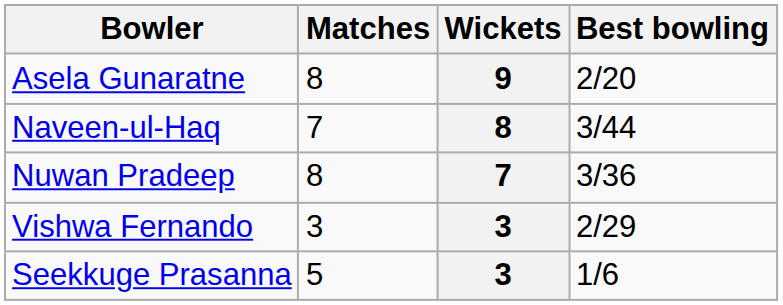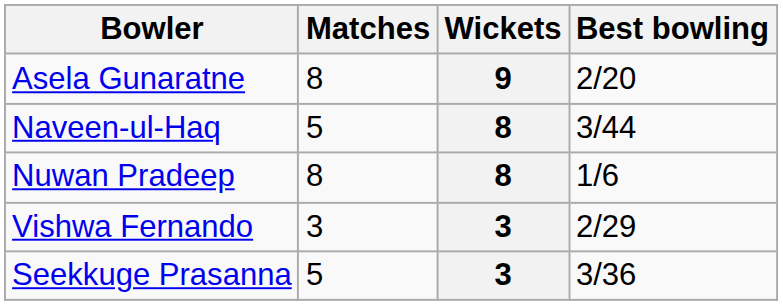(315, 127) 7 -> (315, 127) 5
(503, 176) 7 -> (503, 176) 8
(606, 176) 3/36 -> (597, 176) 1/6
(597, 275) 1/6 -> (606, 275) 3/36
